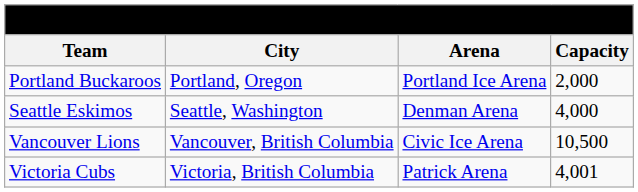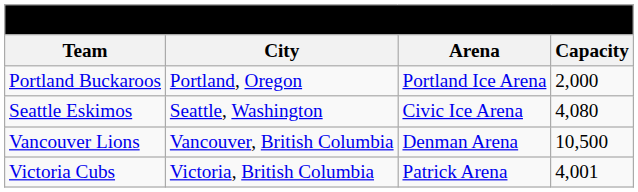(460, 111) Denman Arena -> (463, 111) Civic Ice Arena
(577, 111) 4,000 -> (577, 111) 4,080
(463, 141) Civic Ice Arena -> (460, 141) Denman Arena
